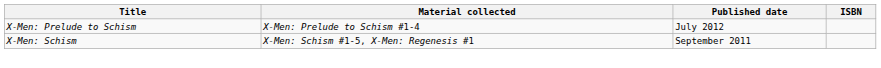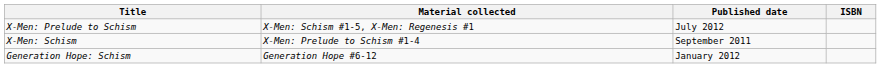(341, 26) X-Men: Prelude to Schism #1-4 -> (368, 26) X-Men: Schism #1-5, X-Men: Regenesis #1
(368, 41) X-Men: Schism #1-5, X-Men: Regenesis #1 -> (341, 41) X-Men: Prelude to Schism #1-4
+ row: (69, 56)
